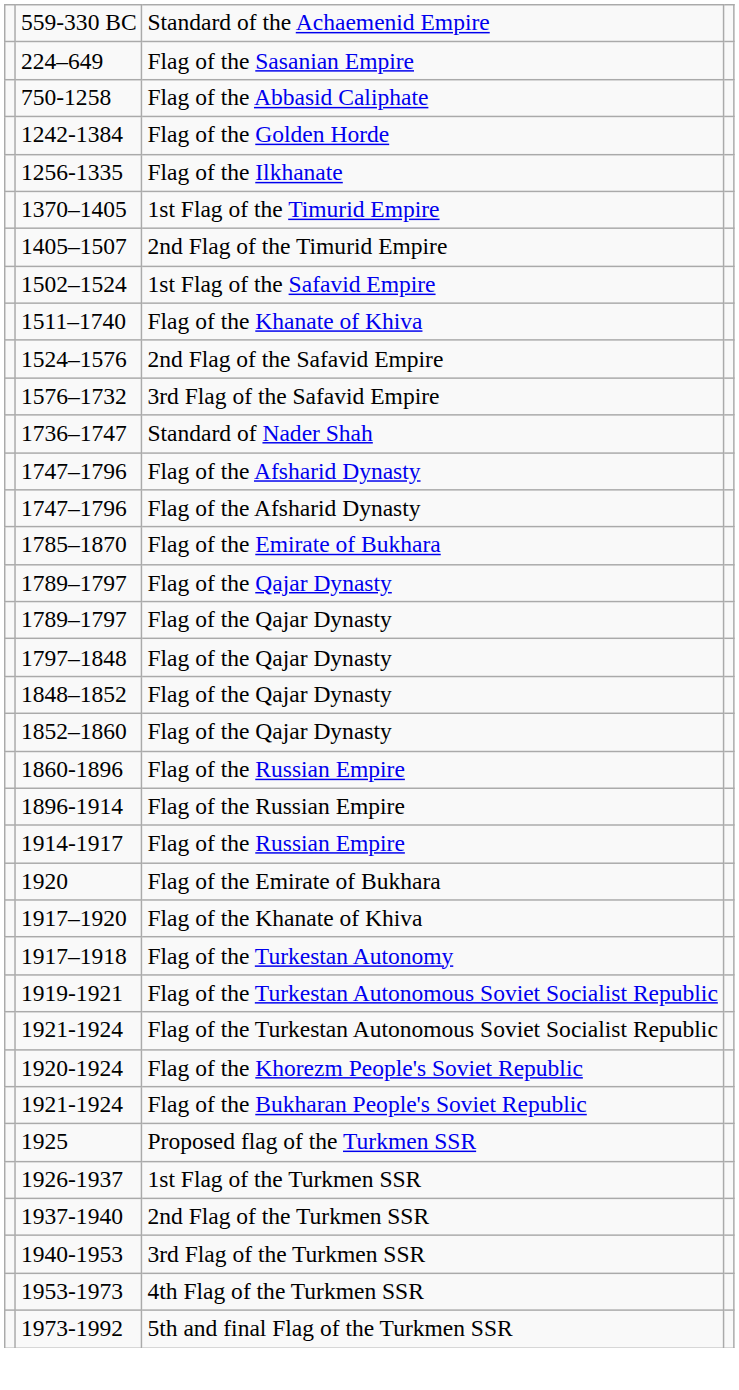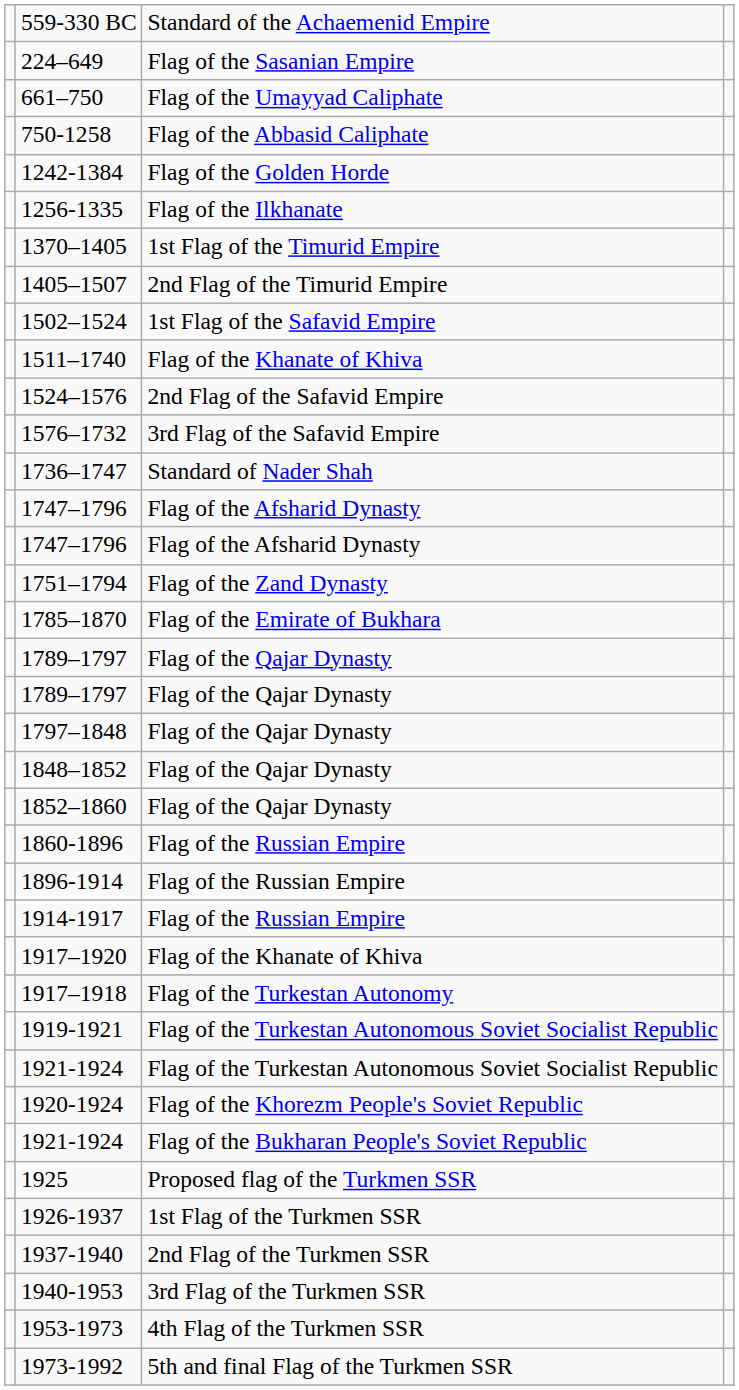+ row: (62, 97)
+ row: (74, 582)
- row: (45, 881)
